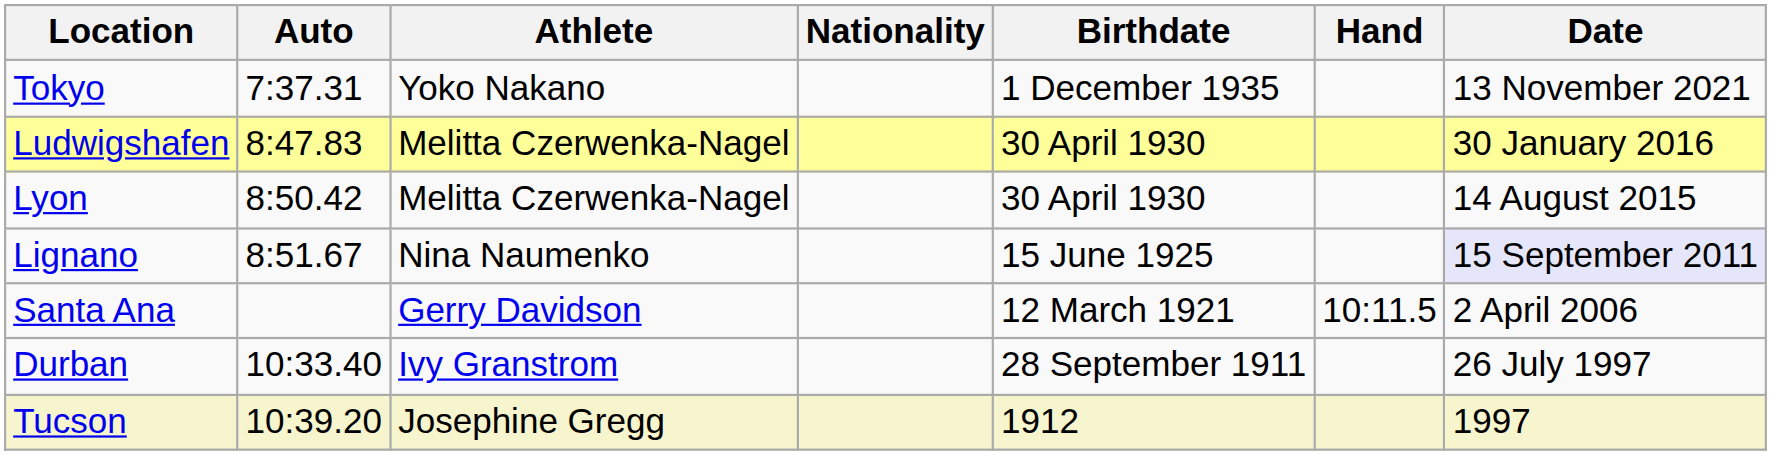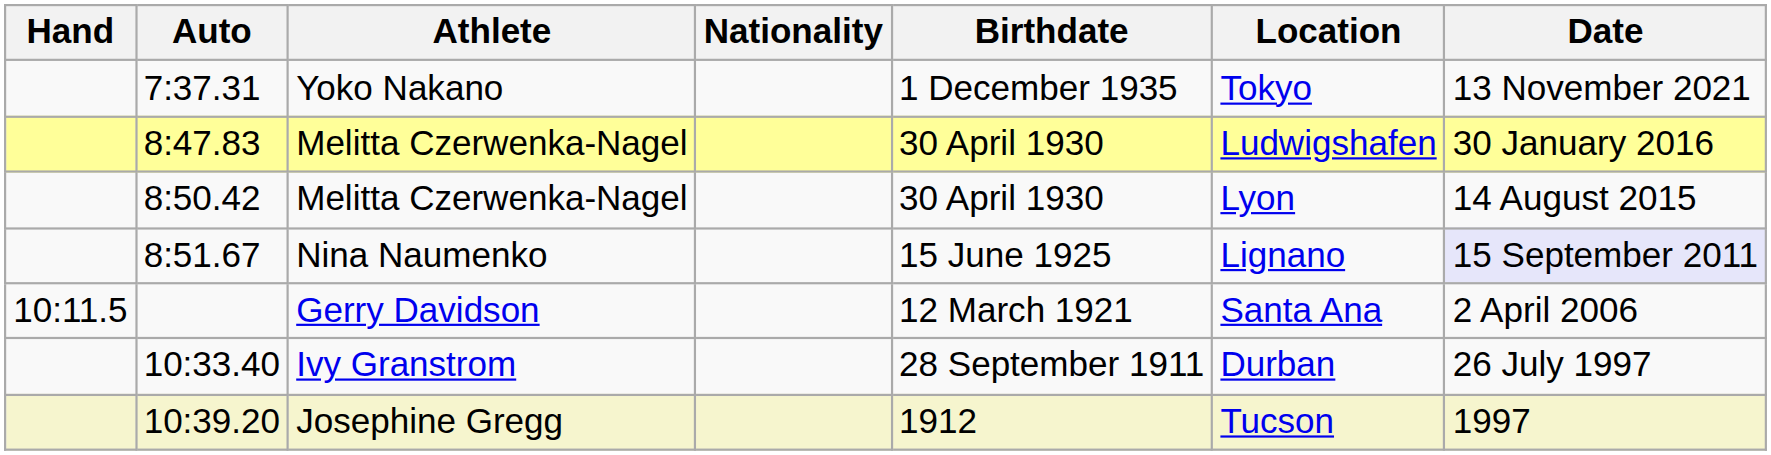columns swapped: (1379, 32) <-> (121, 32)
